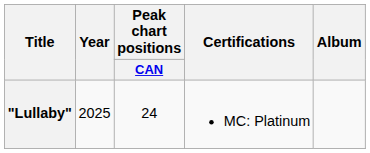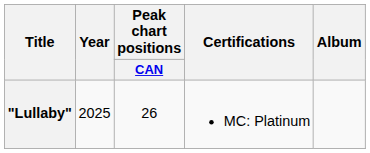(149, 114) 24 -> (149, 114) 26
